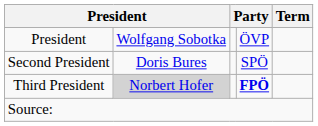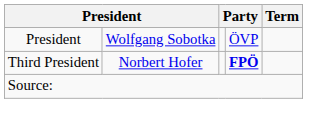- row: (59, 62)
(171, 86) lightgrey background -> (161, 62) no background
